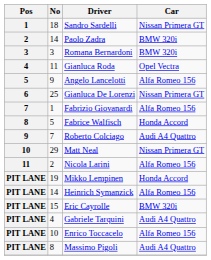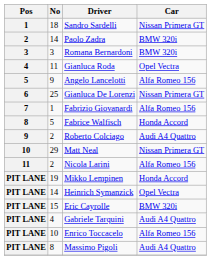(52, 136) 7 -> (52, 136) 2
(167, 192) Alfa Romeo 156 -> (159, 192) Opel Vectra
